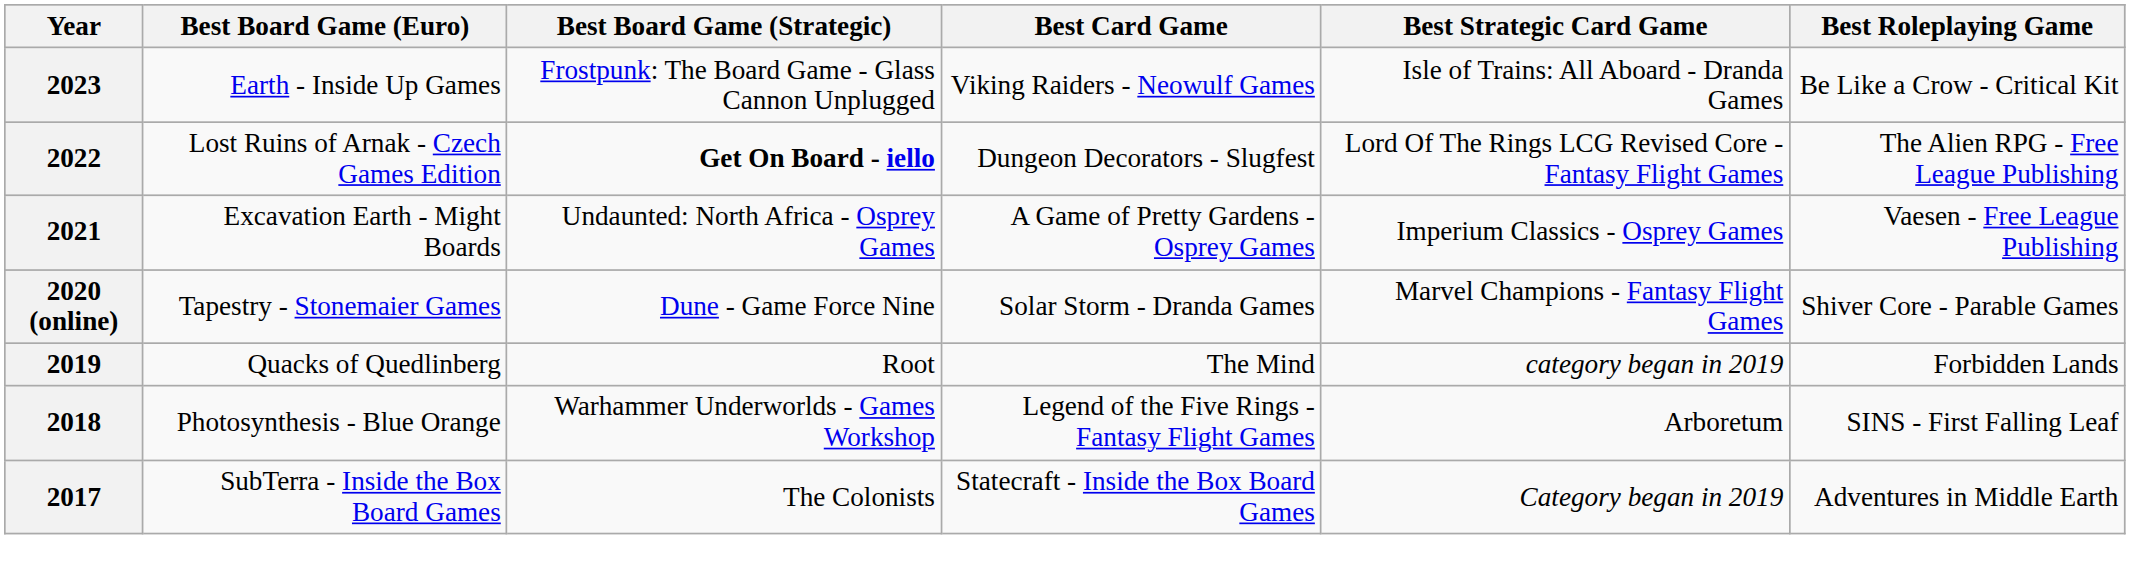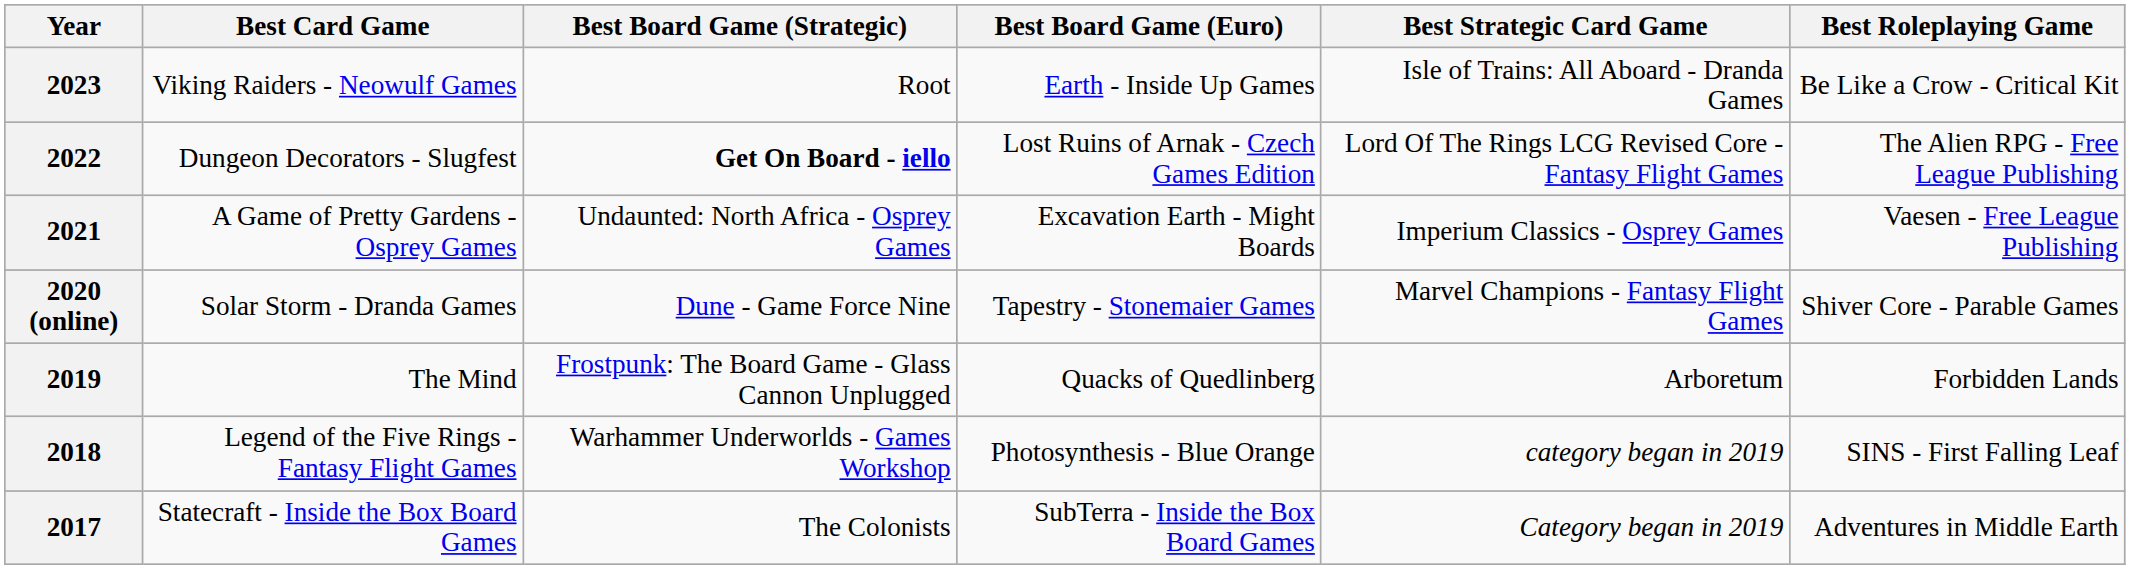columns swapped: (325, 26) <-> (1131, 26)
(738, 84) Frostpunk: The Board Game - Glass Cannon Unplugged -> (924, 84) Root
(908, 364) Root -> (753, 379) Frostpunk: The Board Game - Glass Cannon Unplugged
(1654, 364) category began in 2019 -> (1724, 379) Arboretum
(1724, 422) Arboretum -> (1654, 453) category began in 2019
